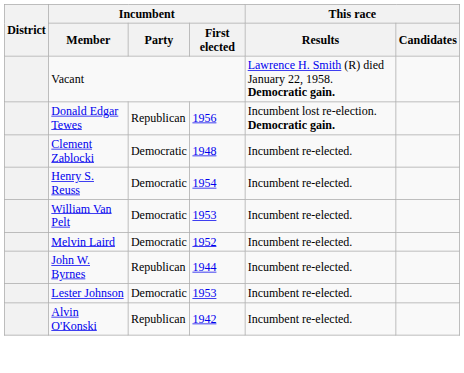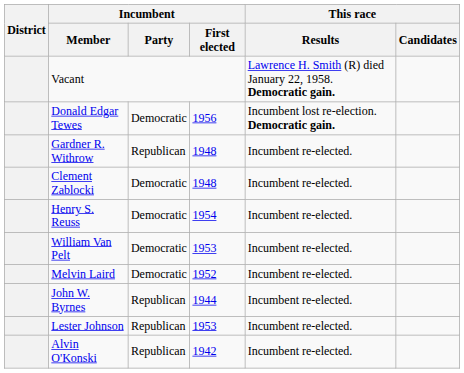(158, 118) Republican -> (159, 118) Democratic
+ row: (78, 150)
(159, 293) Democratic -> (158, 325) Republican
